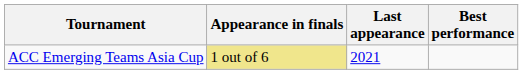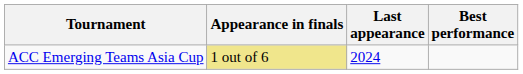(365, 57) 2021 -> (365, 57) 2024
